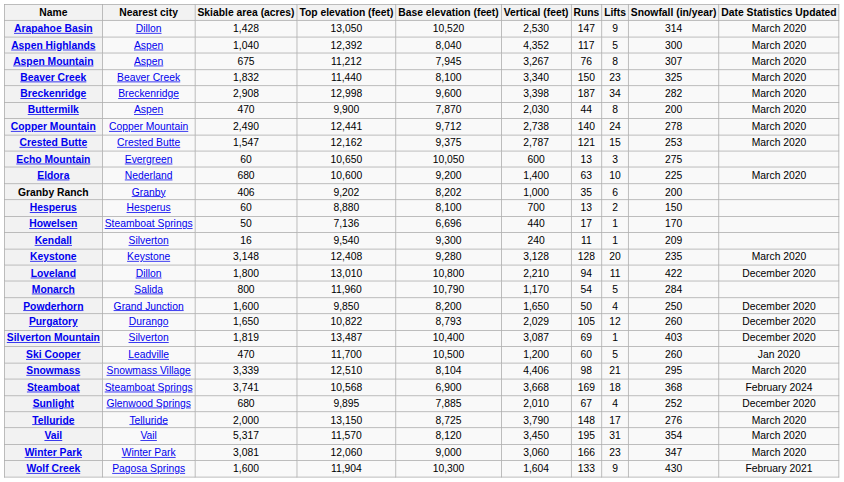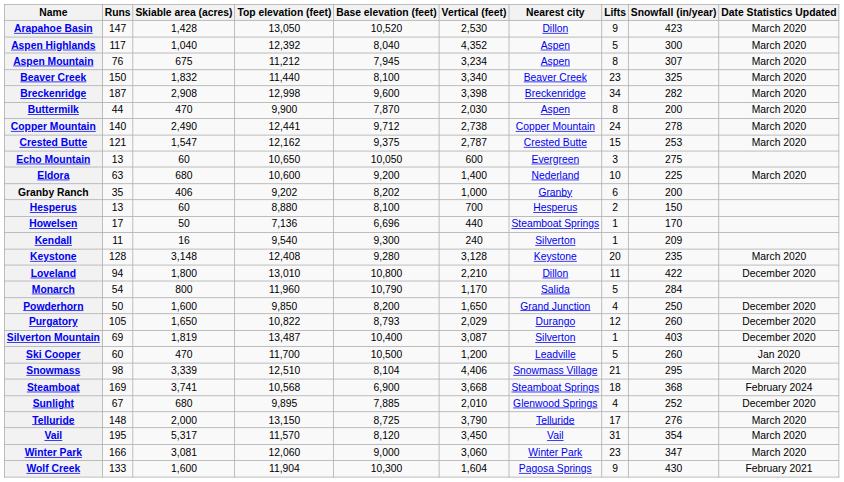columns swapped: (149, 12) <-> (586, 12)
(674, 28) 314 -> (674, 28) 423
(536, 61) 3,267 -> (474, 61) 3,234
